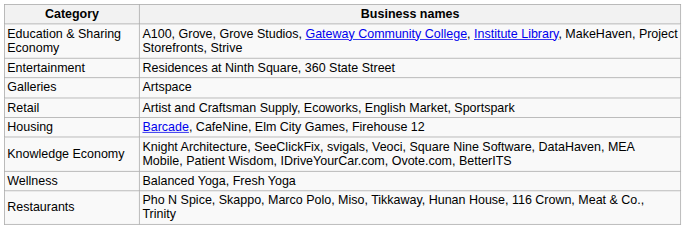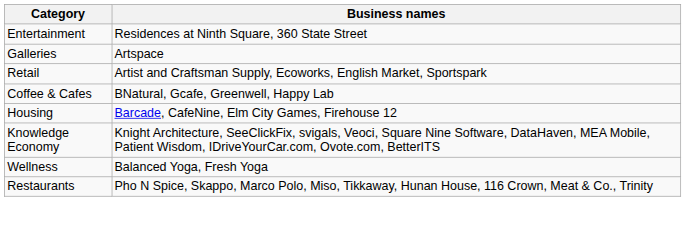- row: (64, 41)
+ row: (49, 93)
